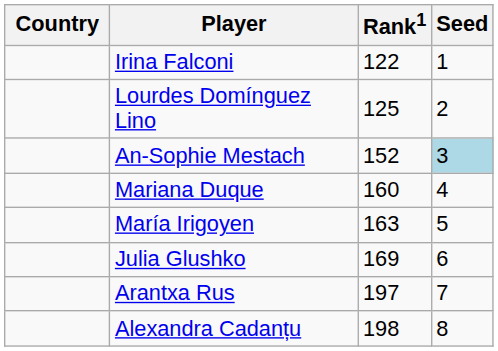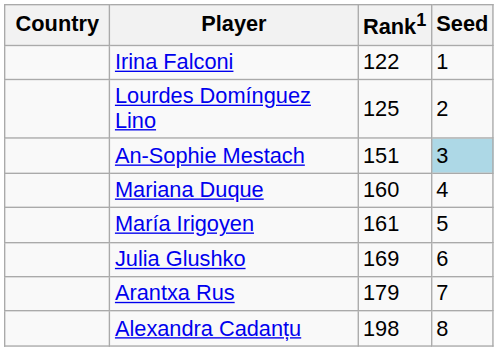(381, 155) 152 -> (381, 155) 151
(381, 224) 163 -> (381, 224) 161
(381, 293) 197 -> (381, 293) 179
